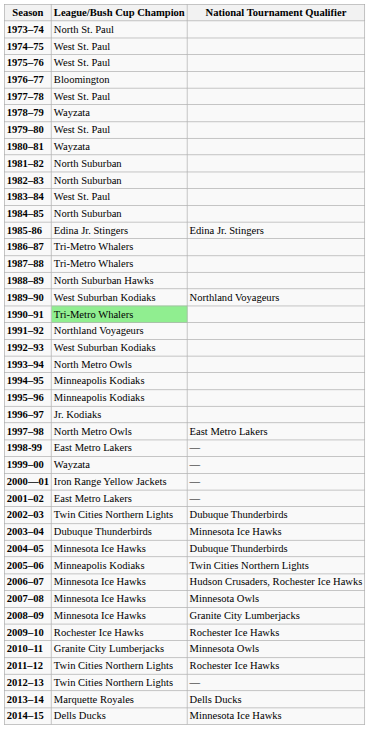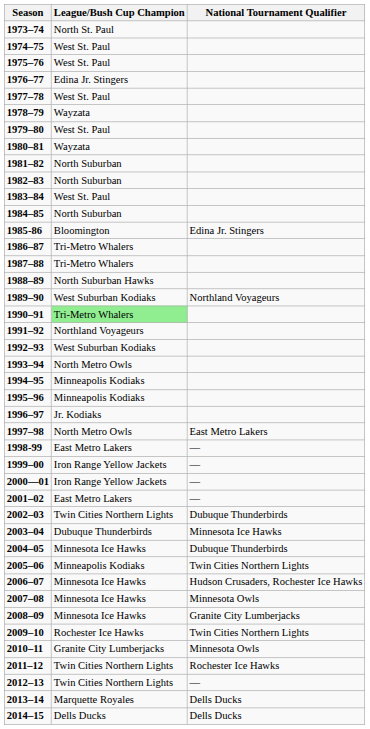(82, 79) Bloomington -> (91, 79) Edina Jr. Stingers
(91, 230) Edina Jr. Stingers -> (82, 230) Bloomington
(72, 465) Wayzata -> (110, 465) Iron Range Yellow Jackets
(234, 632) Rochester Ice Hawks -> (249, 632) Twin Cities Northern Lights
(236, 716) Minnesota Ice Hawks -> (216, 716) Dells Ducks
